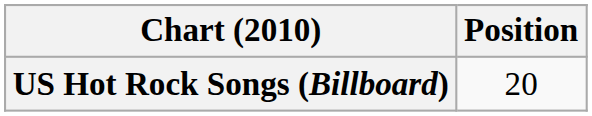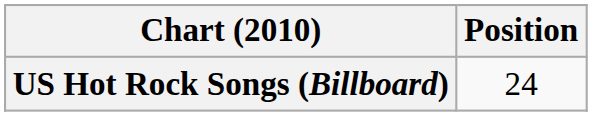(521, 83) 20 -> (521, 83) 24
